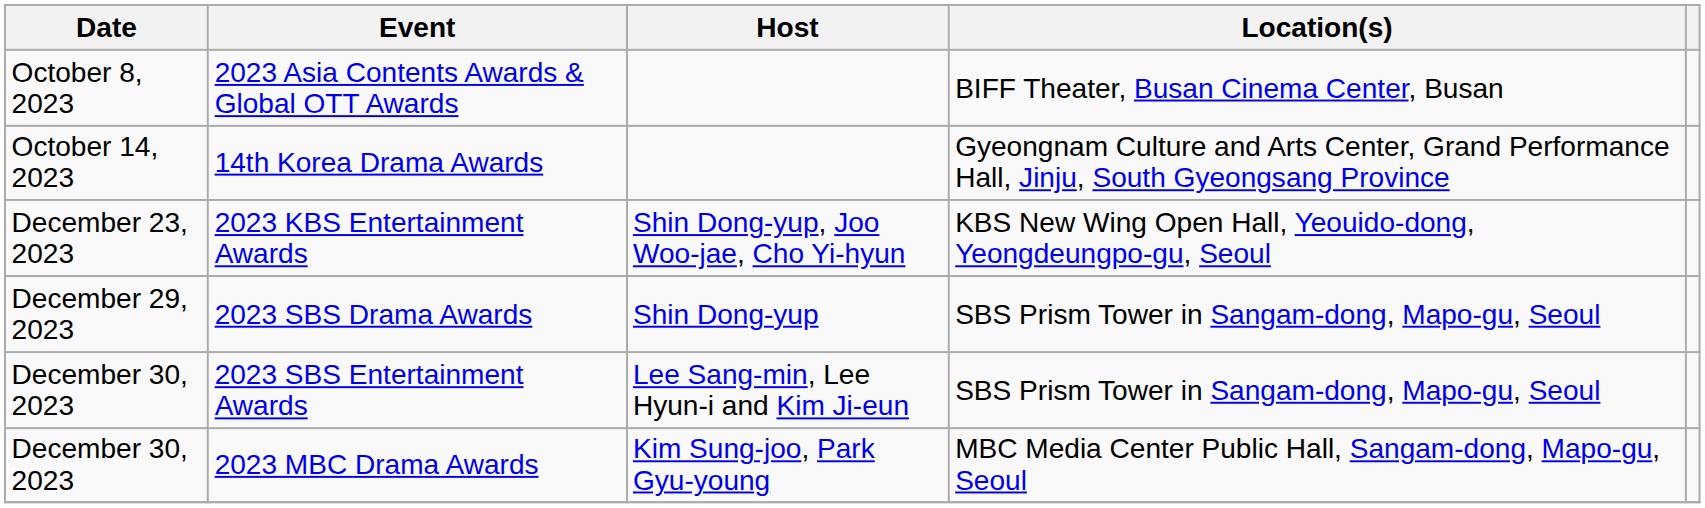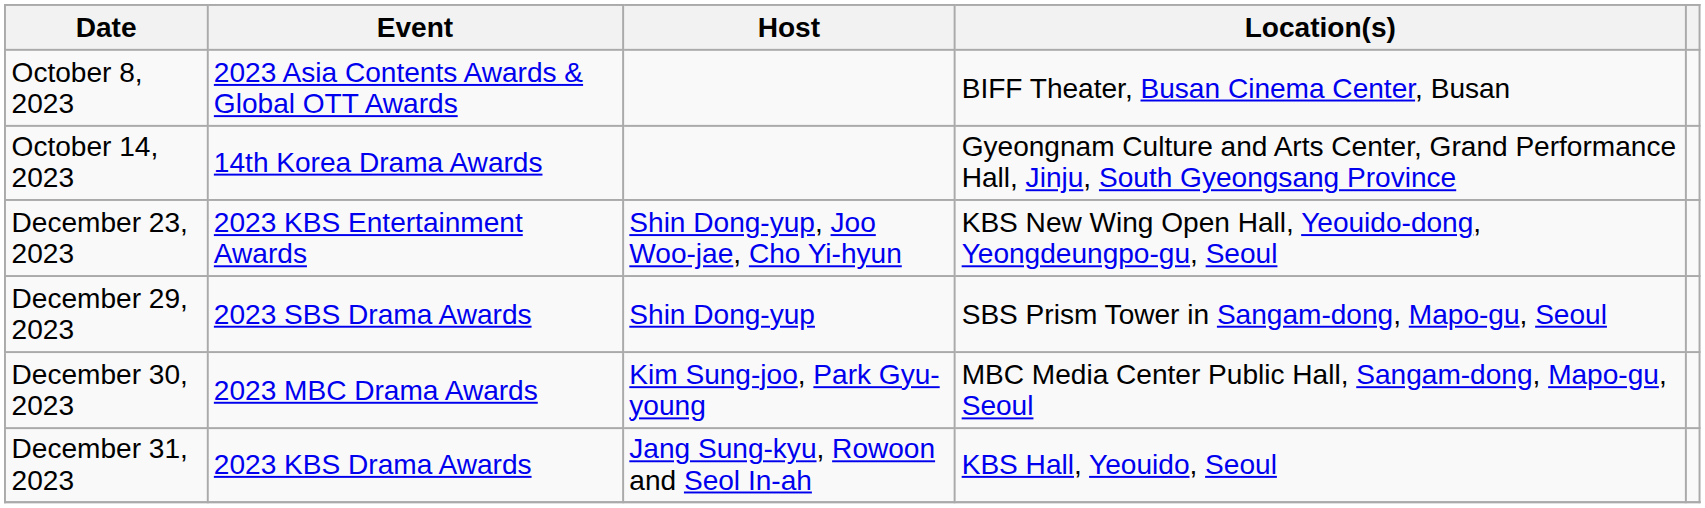- row: (369, 390)
+ row: (373, 465)
